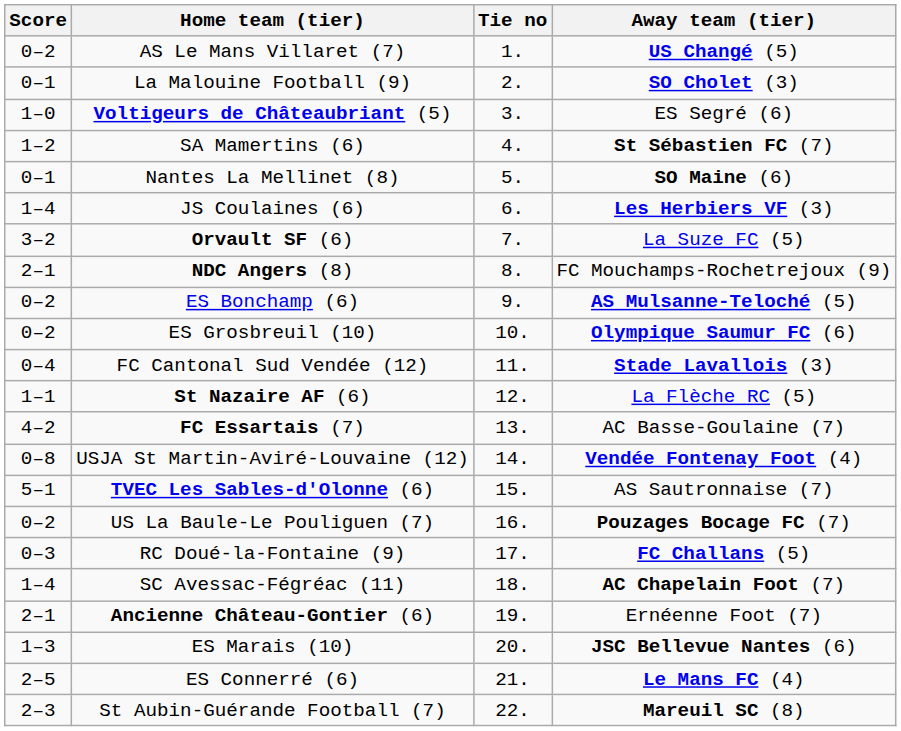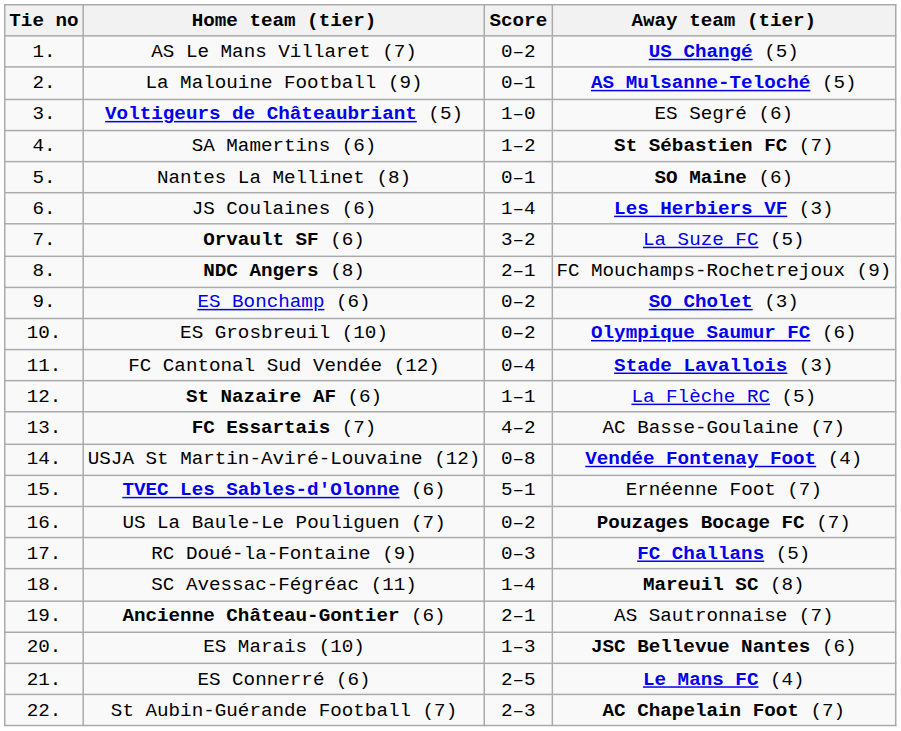columns swapped: (513, 20) <-> (38, 20)
(724, 83) SO Cholet (3) -> (724, 83) AS Mulsanne-Teloché (5)
(724, 303) AS Mulsanne-Teloché (5) -> (724, 303) SO Cholet (3)
(724, 491) AS Sautronnaise (7) -> (724, 491) Ernéenne Foot (7)
(724, 585) AC Chapelain Foot (7) -> (724, 585) Mareuil SC (8)
(724, 616) Ernéenne Foot (7) -> (724, 616) AS Sautronnaise (7)
(724, 710) Mareuil SC (8) -> (724, 710) AC Chapelain Foot (7)
